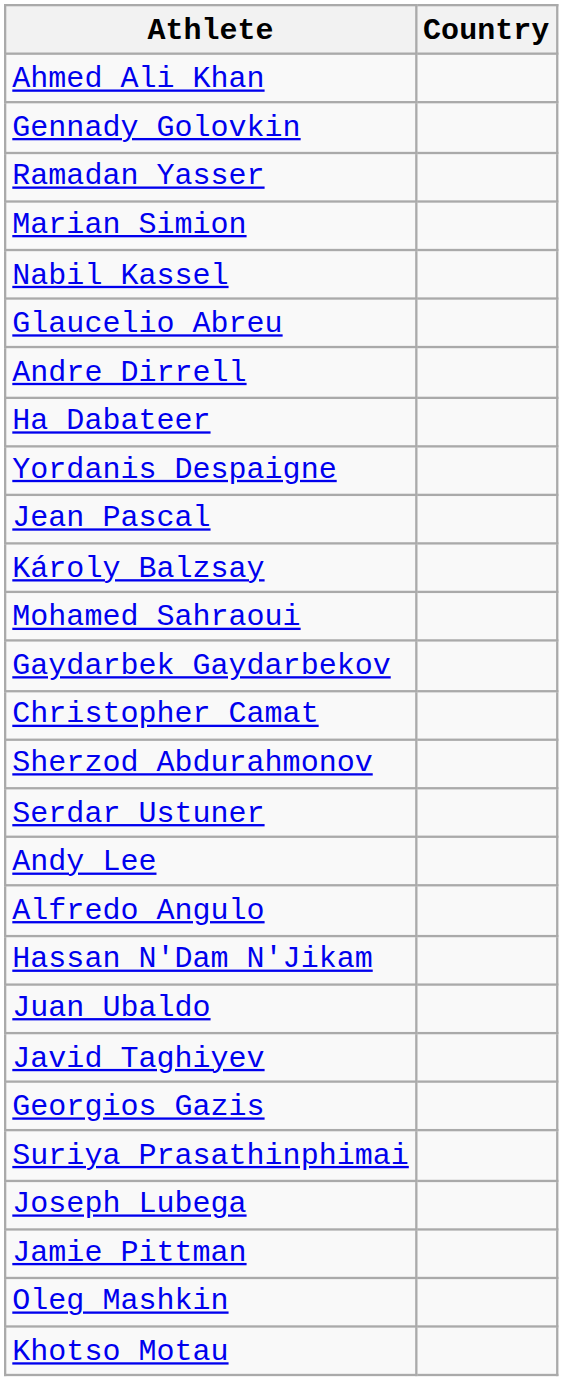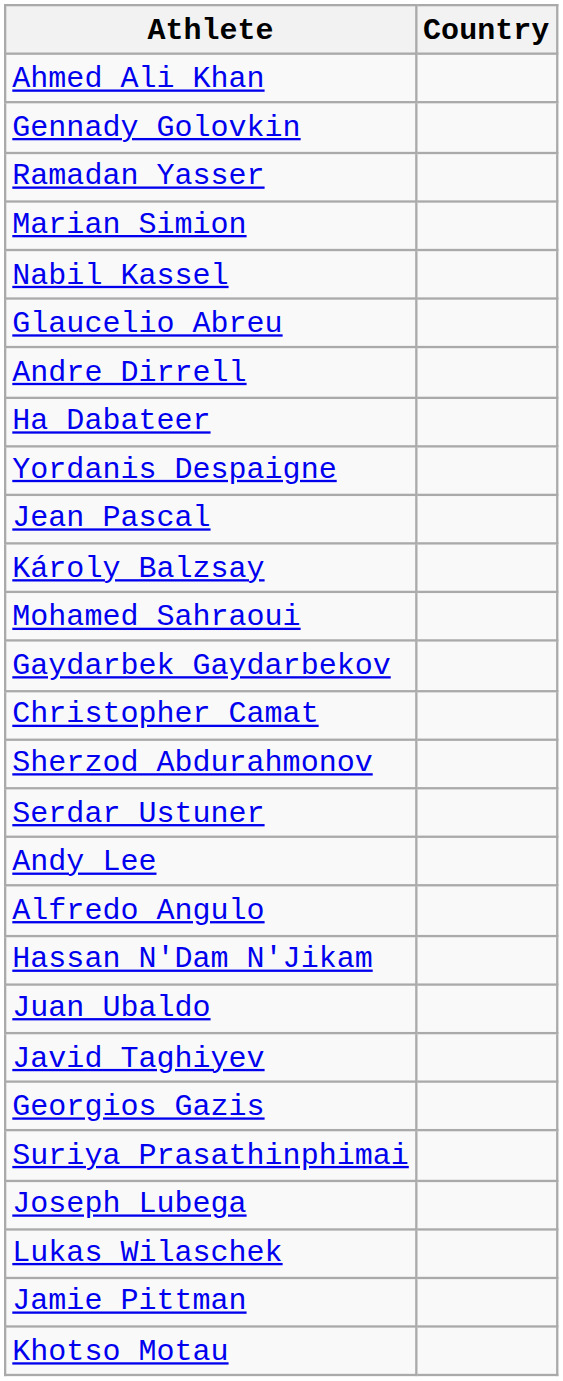+ row: (147, 1253)
- row: (120, 1302)
